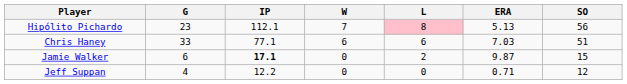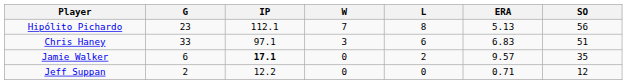(424, 27) pink background -> (424, 27) no background
(265, 42) 77.1 -> (265, 42) 97.1
(344, 42) 6 -> (344, 42) 3
(503, 42) 7.03 -> (503, 42) 6.83
(503, 57) 9.87 -> (503, 57) 9.57
(583, 57) 15 -> (583, 57) 35
(185, 72) 4 -> (185, 72) 2
